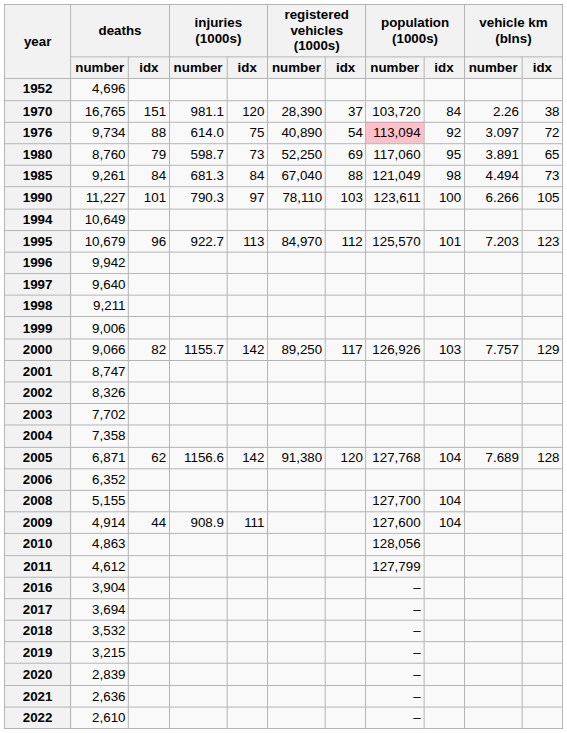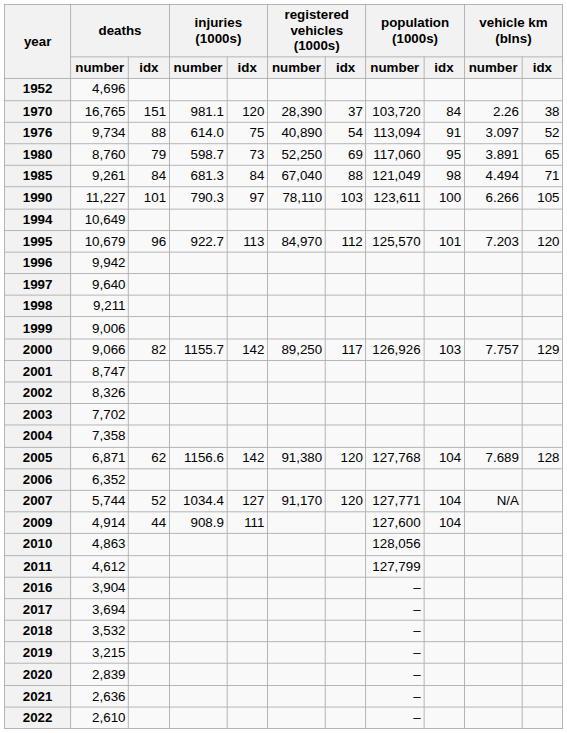(397, 132) pink background -> (397, 132) no background
(454, 132) 92 -> (454, 132) 91
(552, 132) 72 -> (552, 132) 52
(552, 175) 73 -> (552, 175) 71
(548, 240) 123 -> (548, 240) 120
+ row: (38, 500)
- row: (38, 500)
